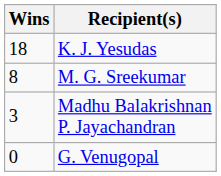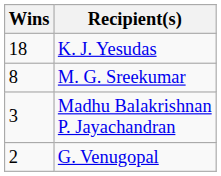(13, 156) 0 -> (13, 156) 2
